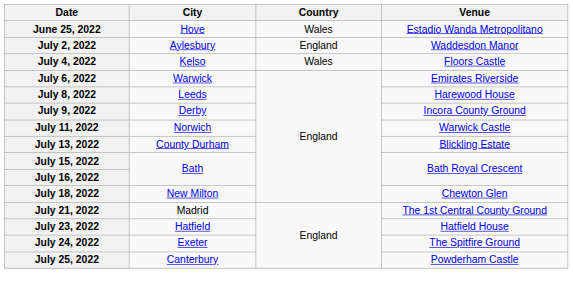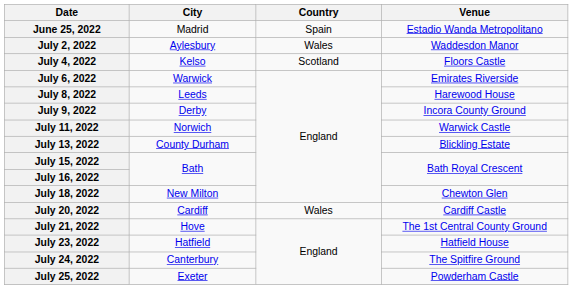(193, 29) Hove -> (193, 29) Madrid
(319, 29) Wales -> (319, 29) Spain
(319, 45) England -> (319, 45) Wales
(319, 62) Wales -> (319, 62) Scotland
+ row: (67, 210)
(193, 210) Madrid -> (193, 227) Hove
(193, 243) Exeter -> (193, 260) Canterbury
(193, 260) Canterbury -> (193, 276) Exeter
